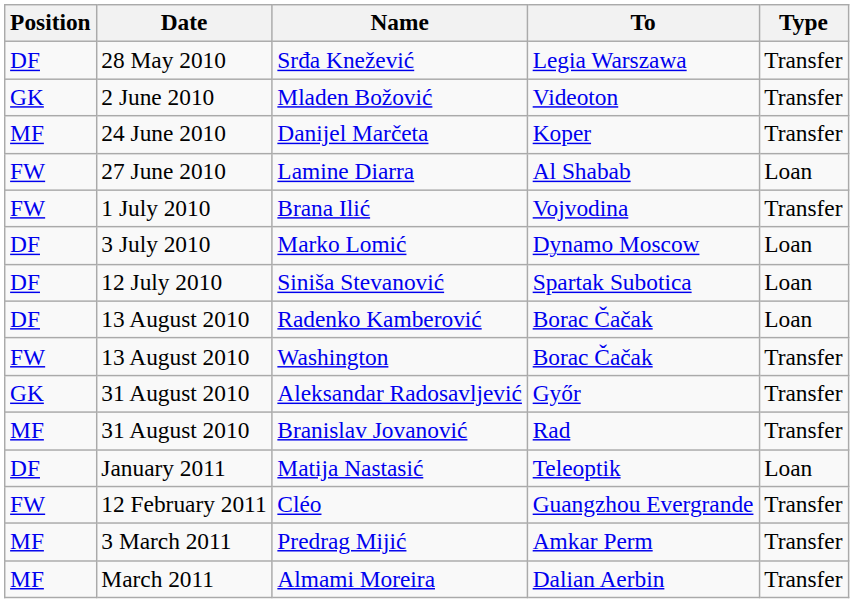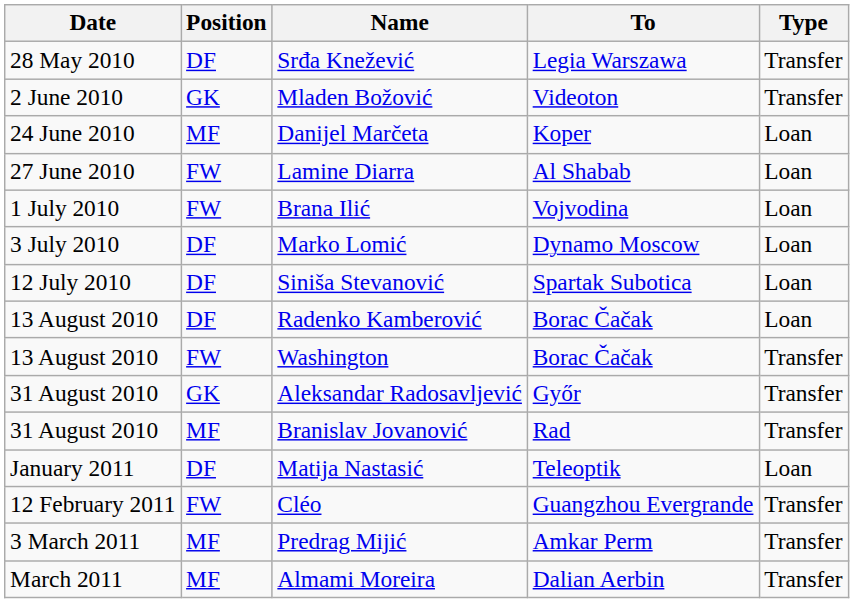columns swapped: (184, 23) <-> (50, 23)
(803, 134) Transfer -> (788, 134) Loan
(803, 208) Transfer -> (788, 208) Loan
